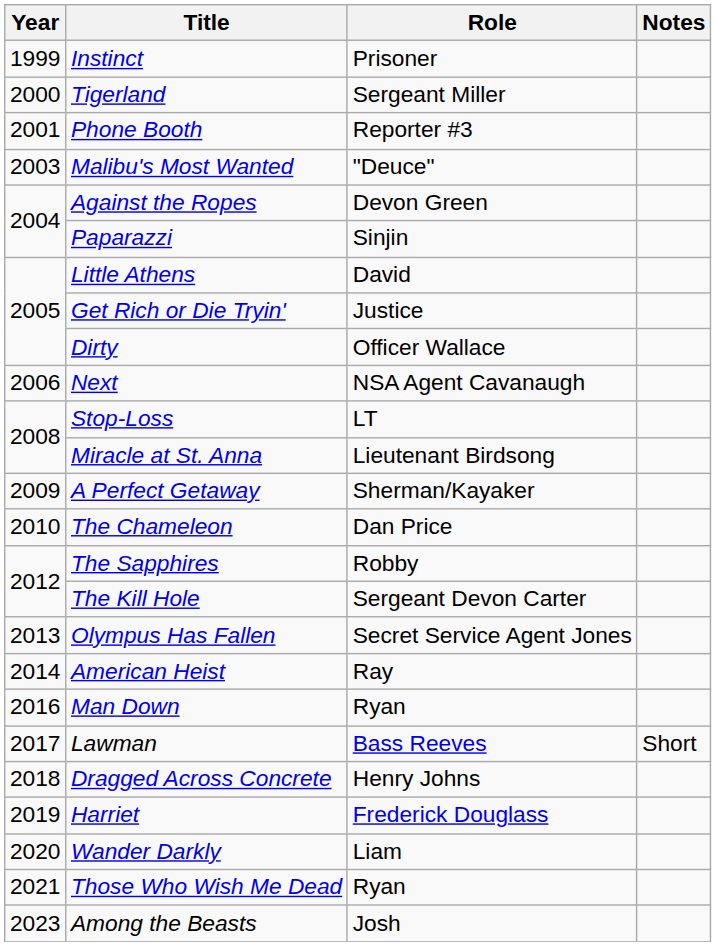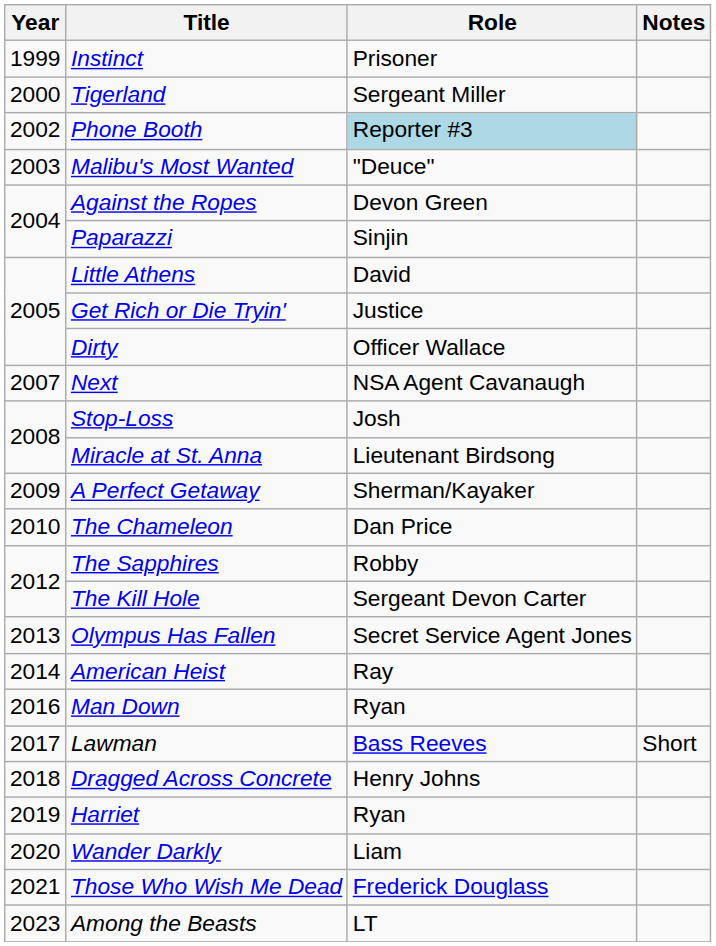(35, 130) 2001 -> (35, 130) 2002
(413, 130) no background -> (413, 130) lightblue background
(35, 382) 2006 -> (35, 382) 2007
(365, 418) LT -> (377, 418) Josh
(451, 815) Frederick Douglass -> (379, 815) Ryan
(379, 887) Ryan -> (451, 887) Frederick Douglass
(377, 923) Josh -> (365, 923) LT
